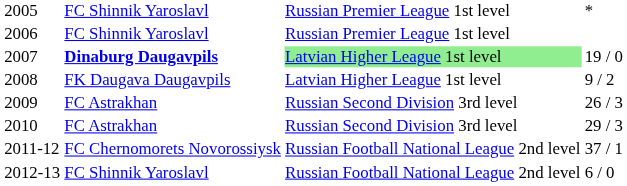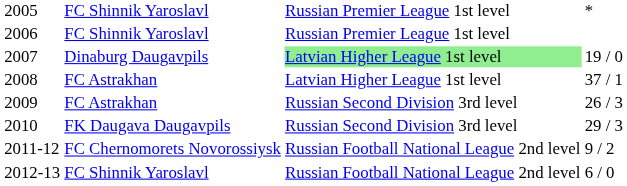(141, 56) bold -> (136, 56) normal
(147, 79) FK Daugava Daugavpils -> (111, 79) FC Astrakhan
(600, 79) 9 / 2 -> (604, 79) 37 / 1
(111, 126) FC Astrakhan -> (147, 126) FK Daugava Daugavpils
(604, 149) 37 / 1 -> (600, 149) 9 / 2
